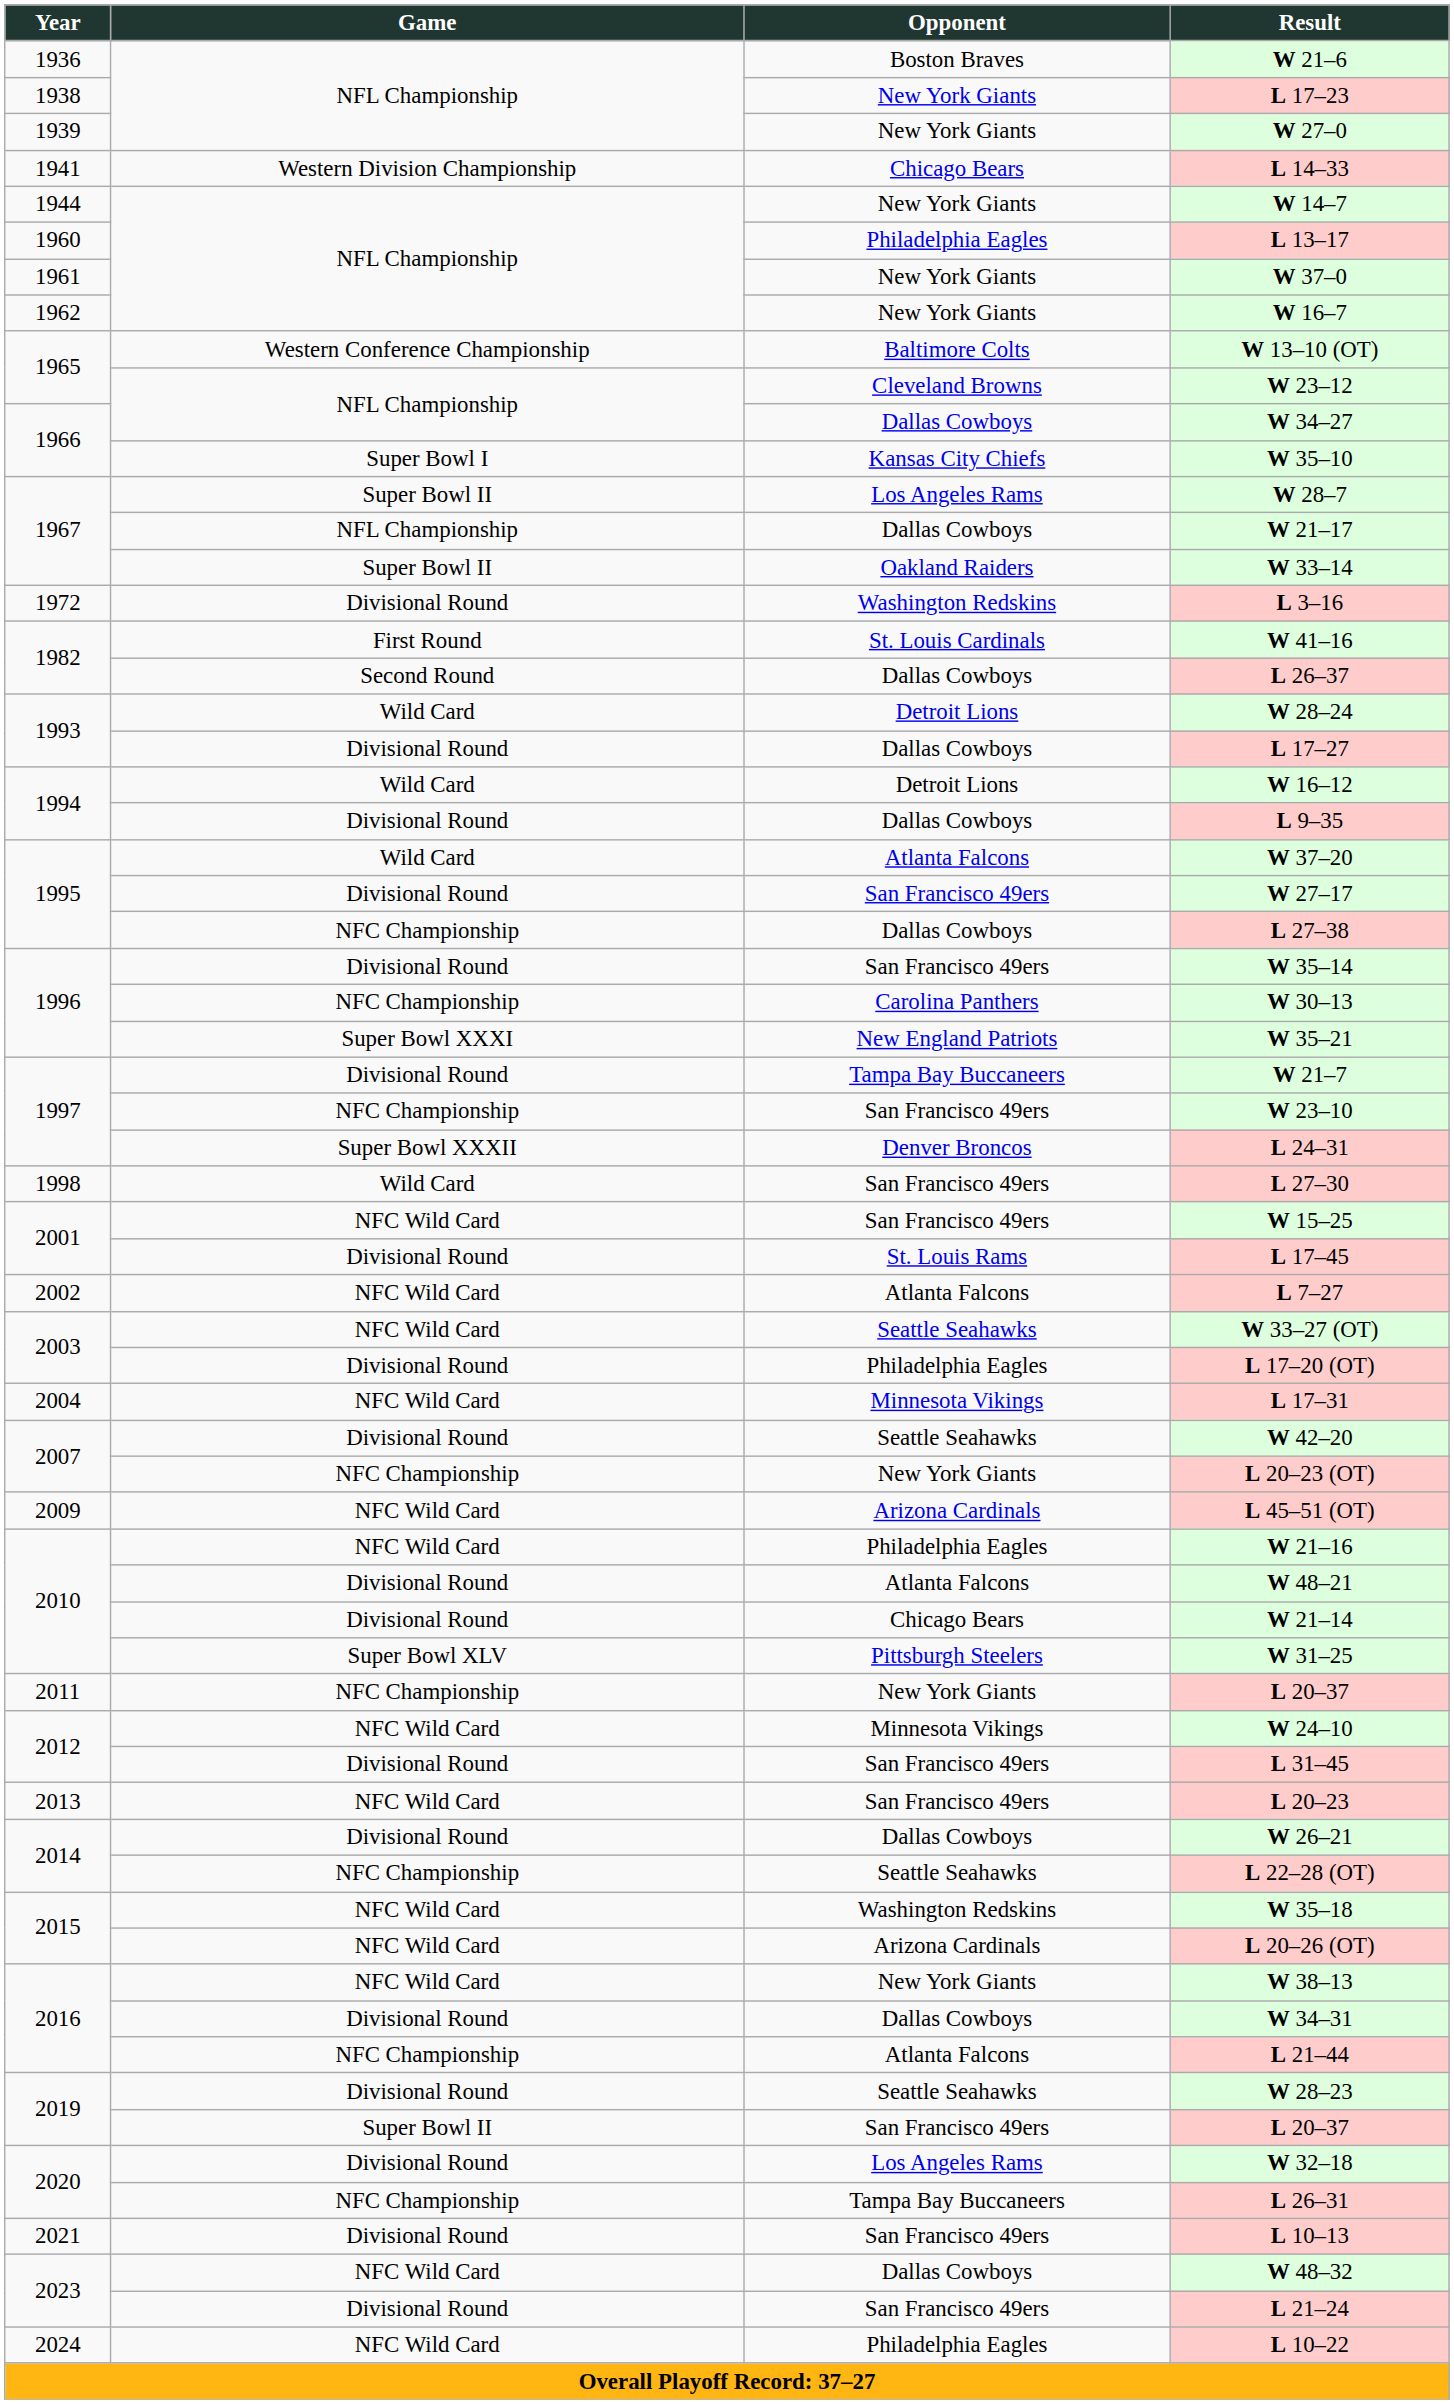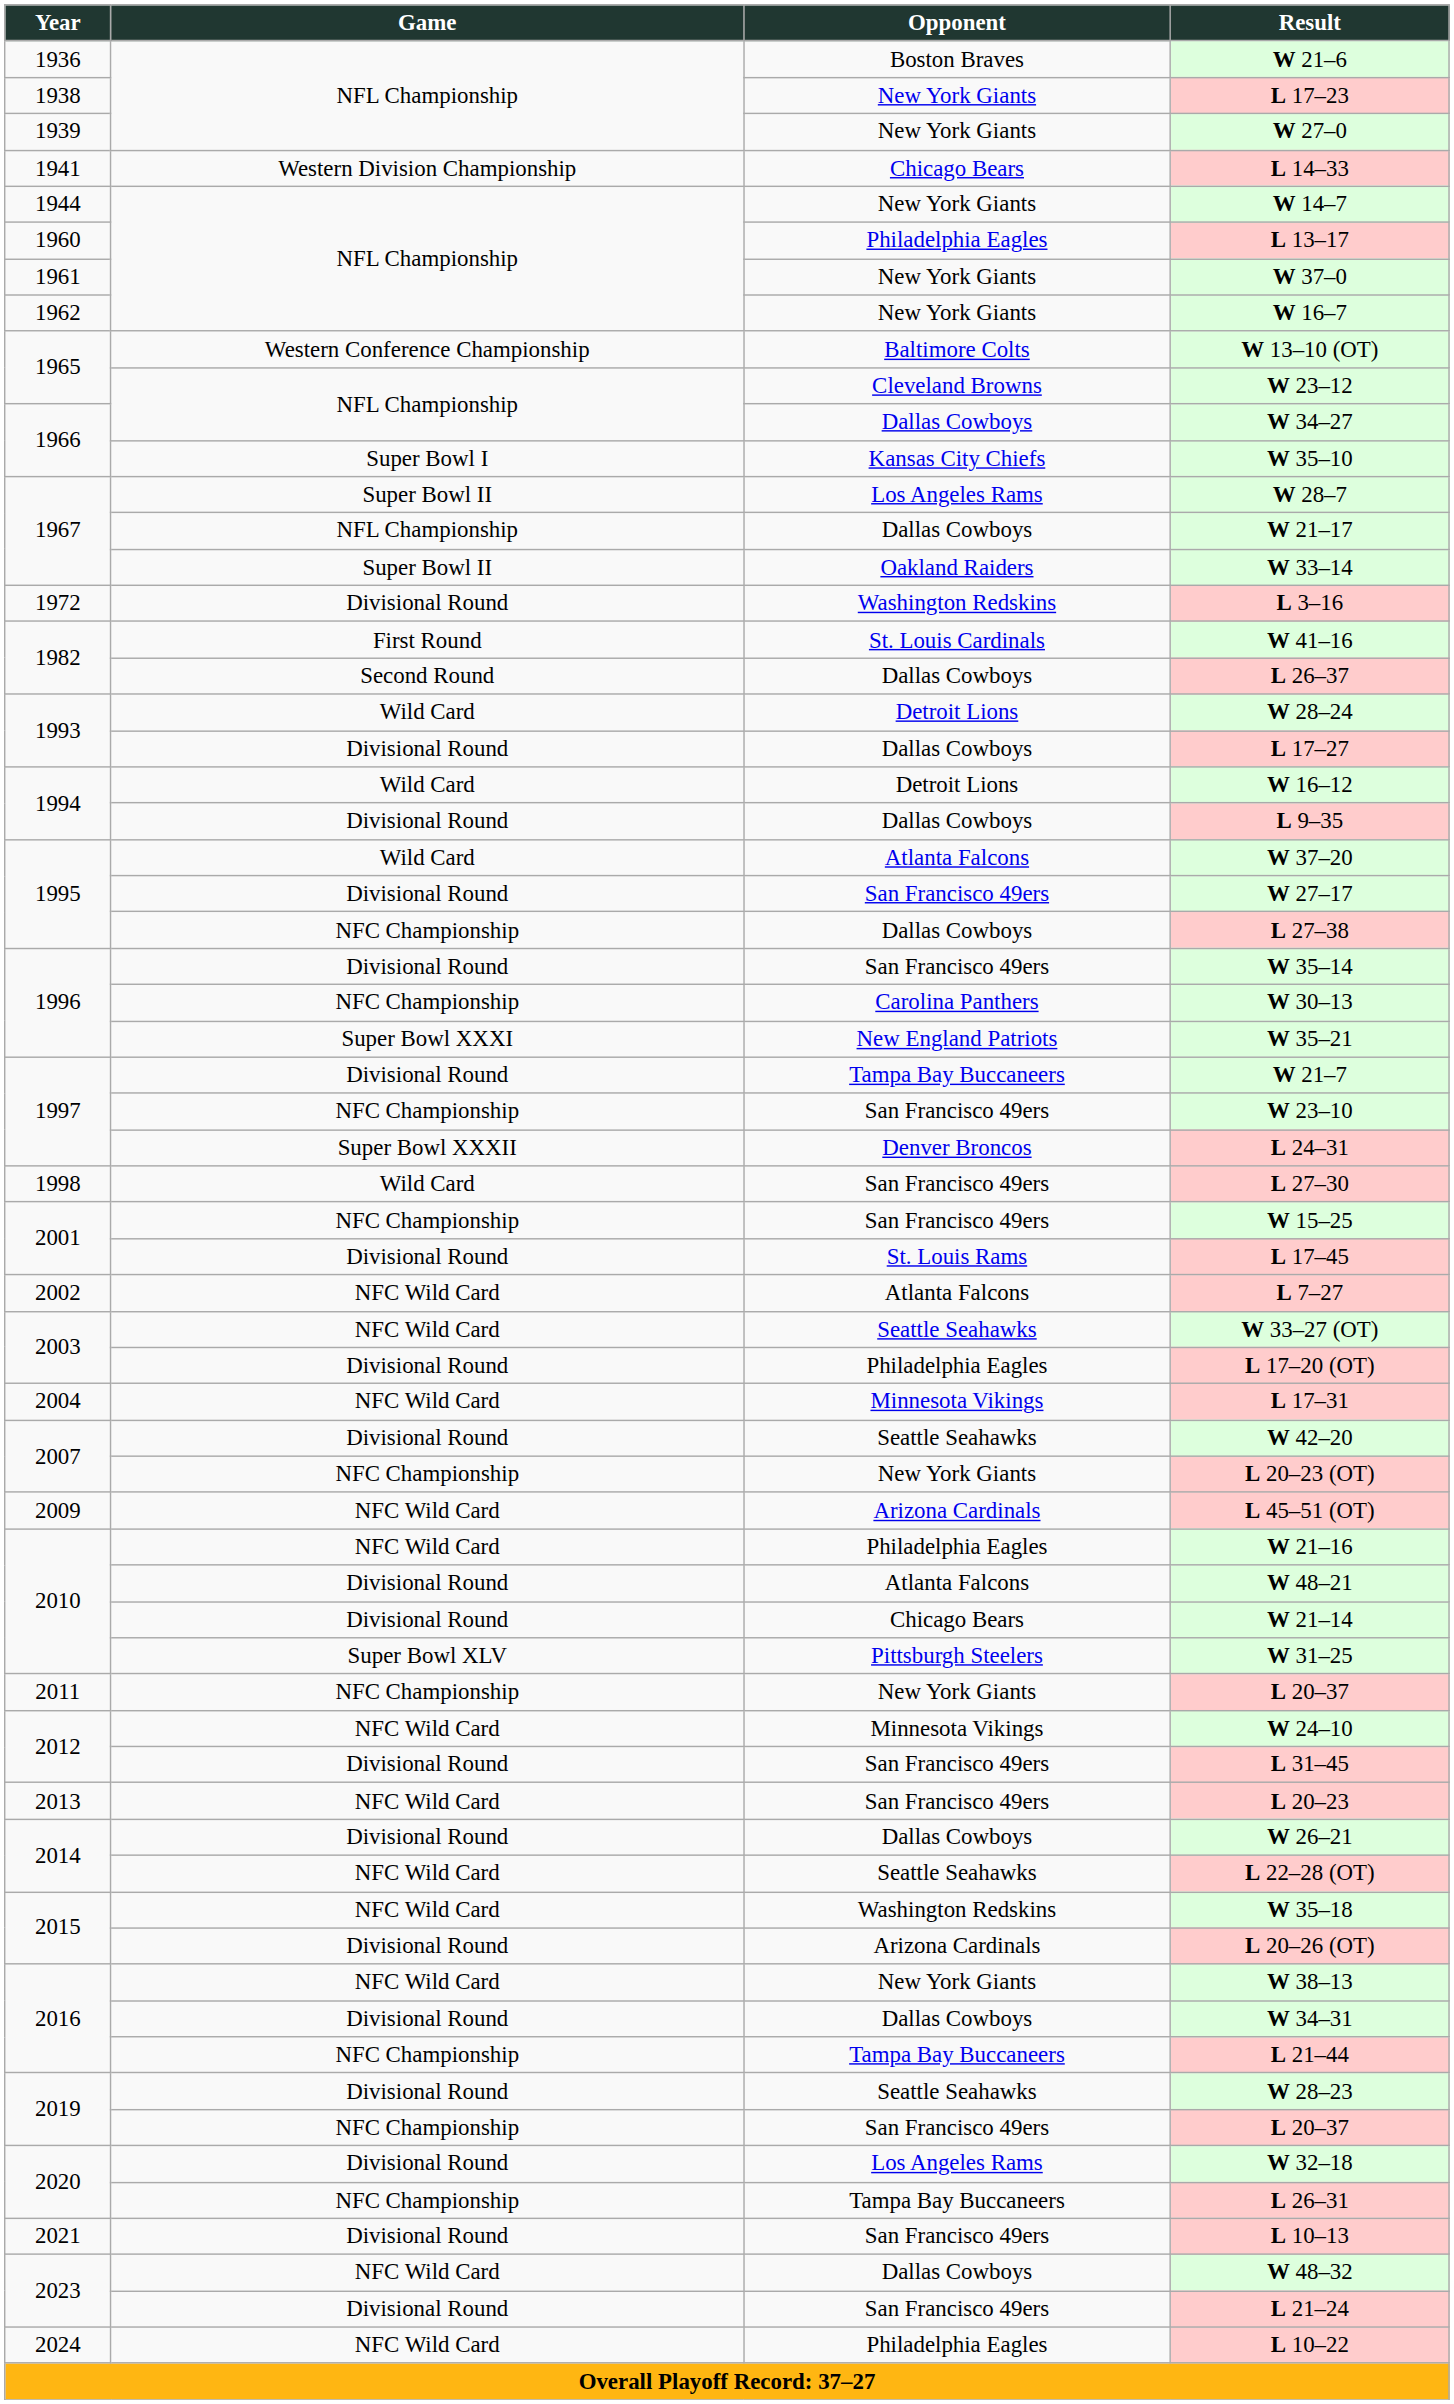(427, 1220) NFC Wild Card -> (427, 1220) NFC Championship
(427, 1873) NFC Championship -> (427, 1873) NFC Wild Card
(427, 1945) NFC Wild Card -> (427, 1945) Divisional Round
(957, 2054) Atlanta Falcons -> (957, 2054) Tampa Bay Buccaneers
(427, 2127) Super Bowl II -> (427, 2127) NFC Championship
